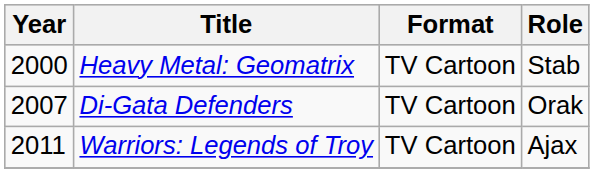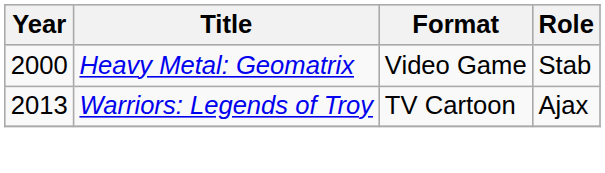(450, 65) TV Cartoon -> (456, 65) Video Game
- row: (186, 106)
(38, 146) 2011 -> (39, 106) 2013
